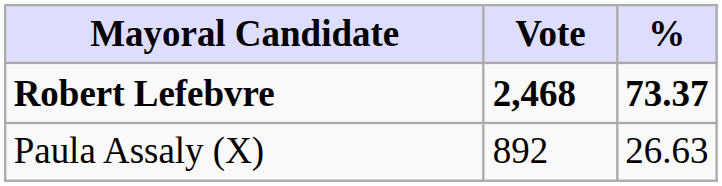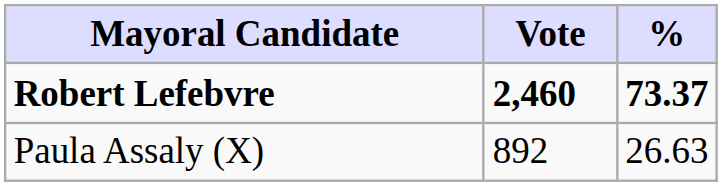(534, 92) 2,468 -> (534, 92) 2,460
